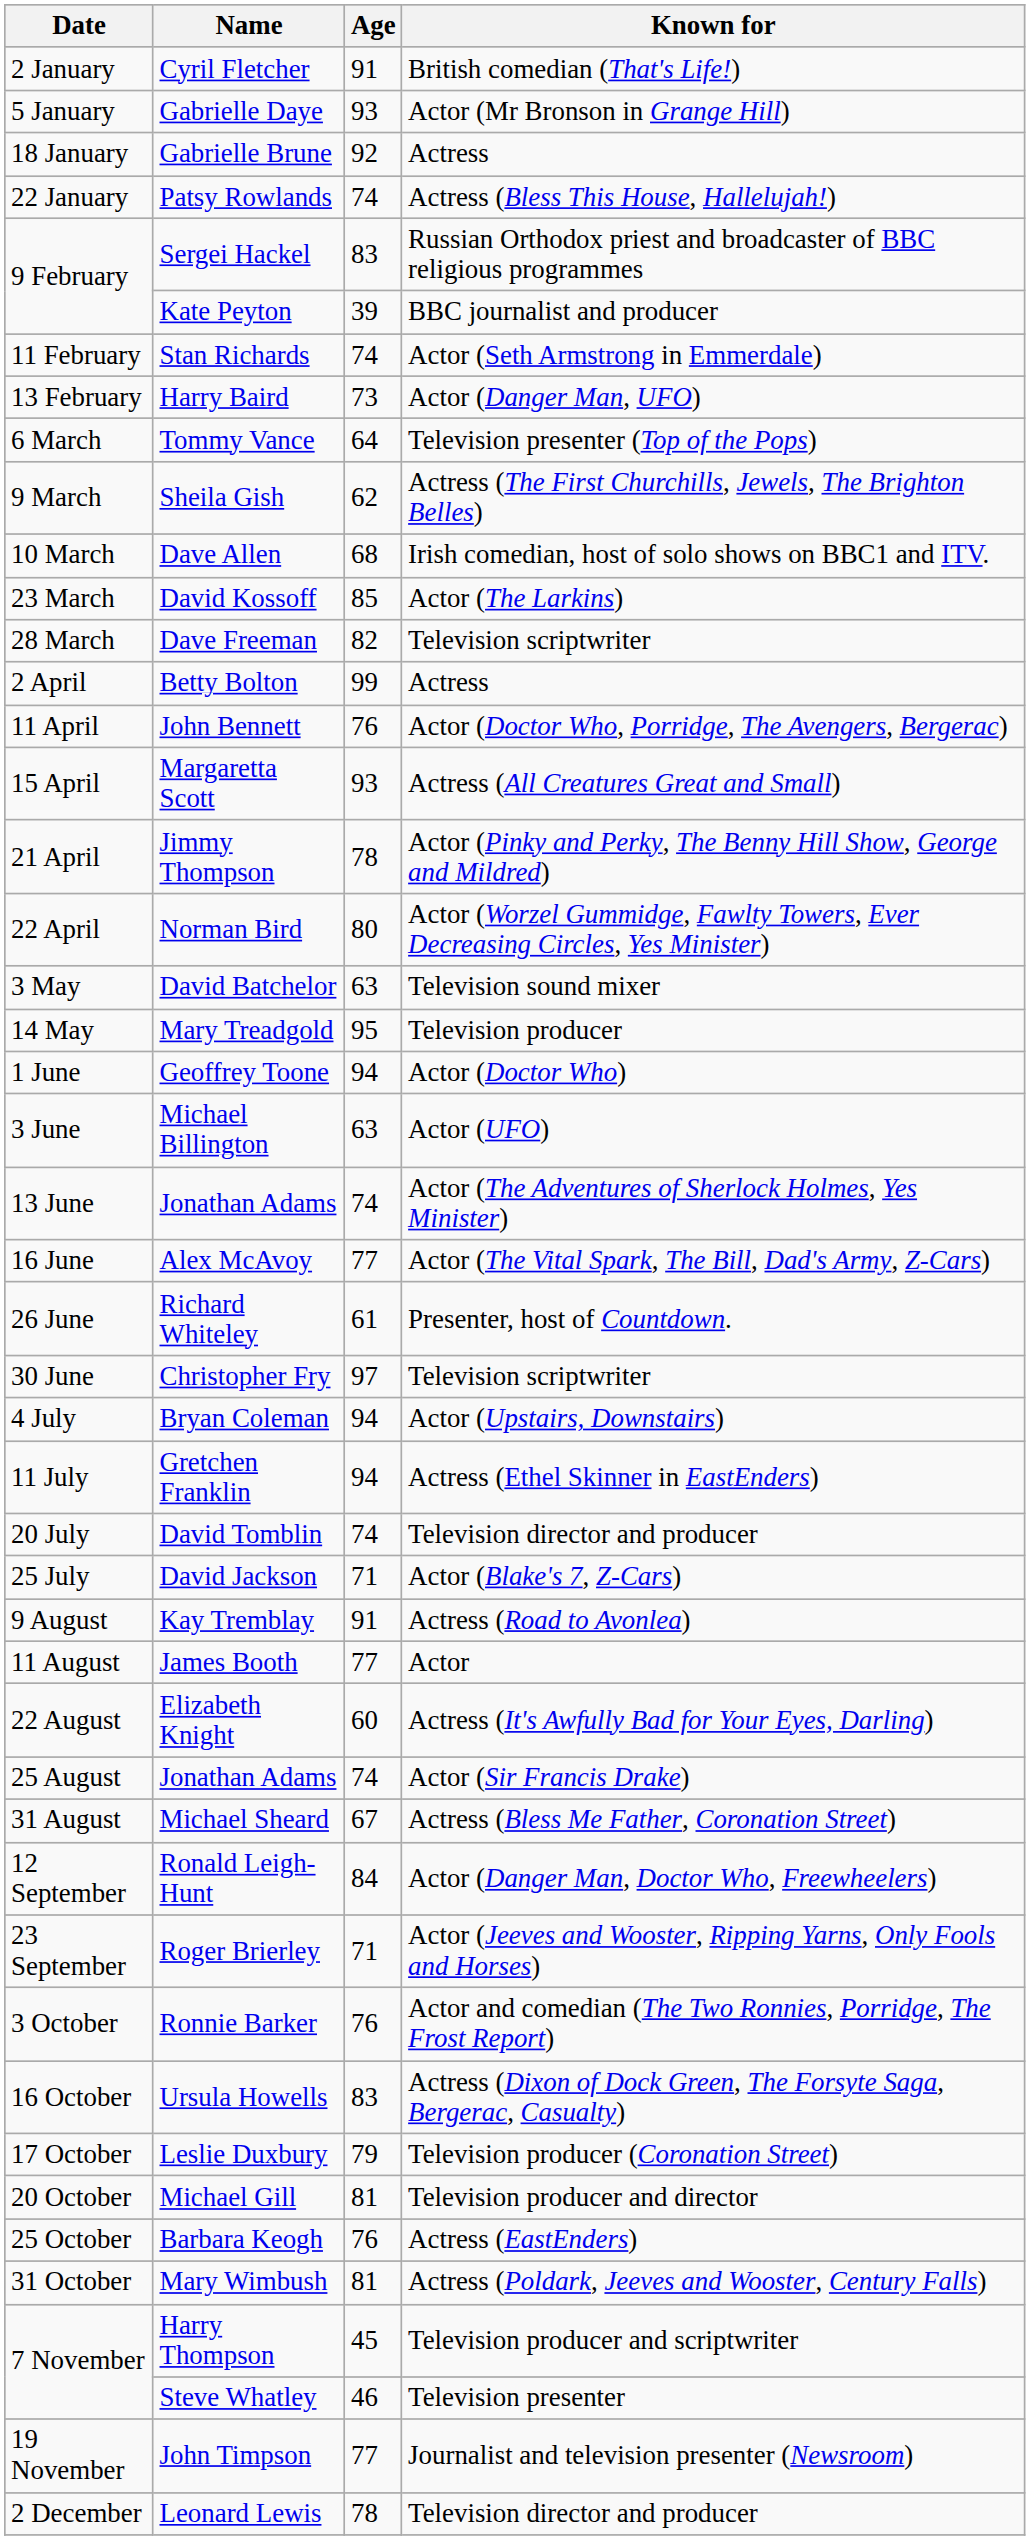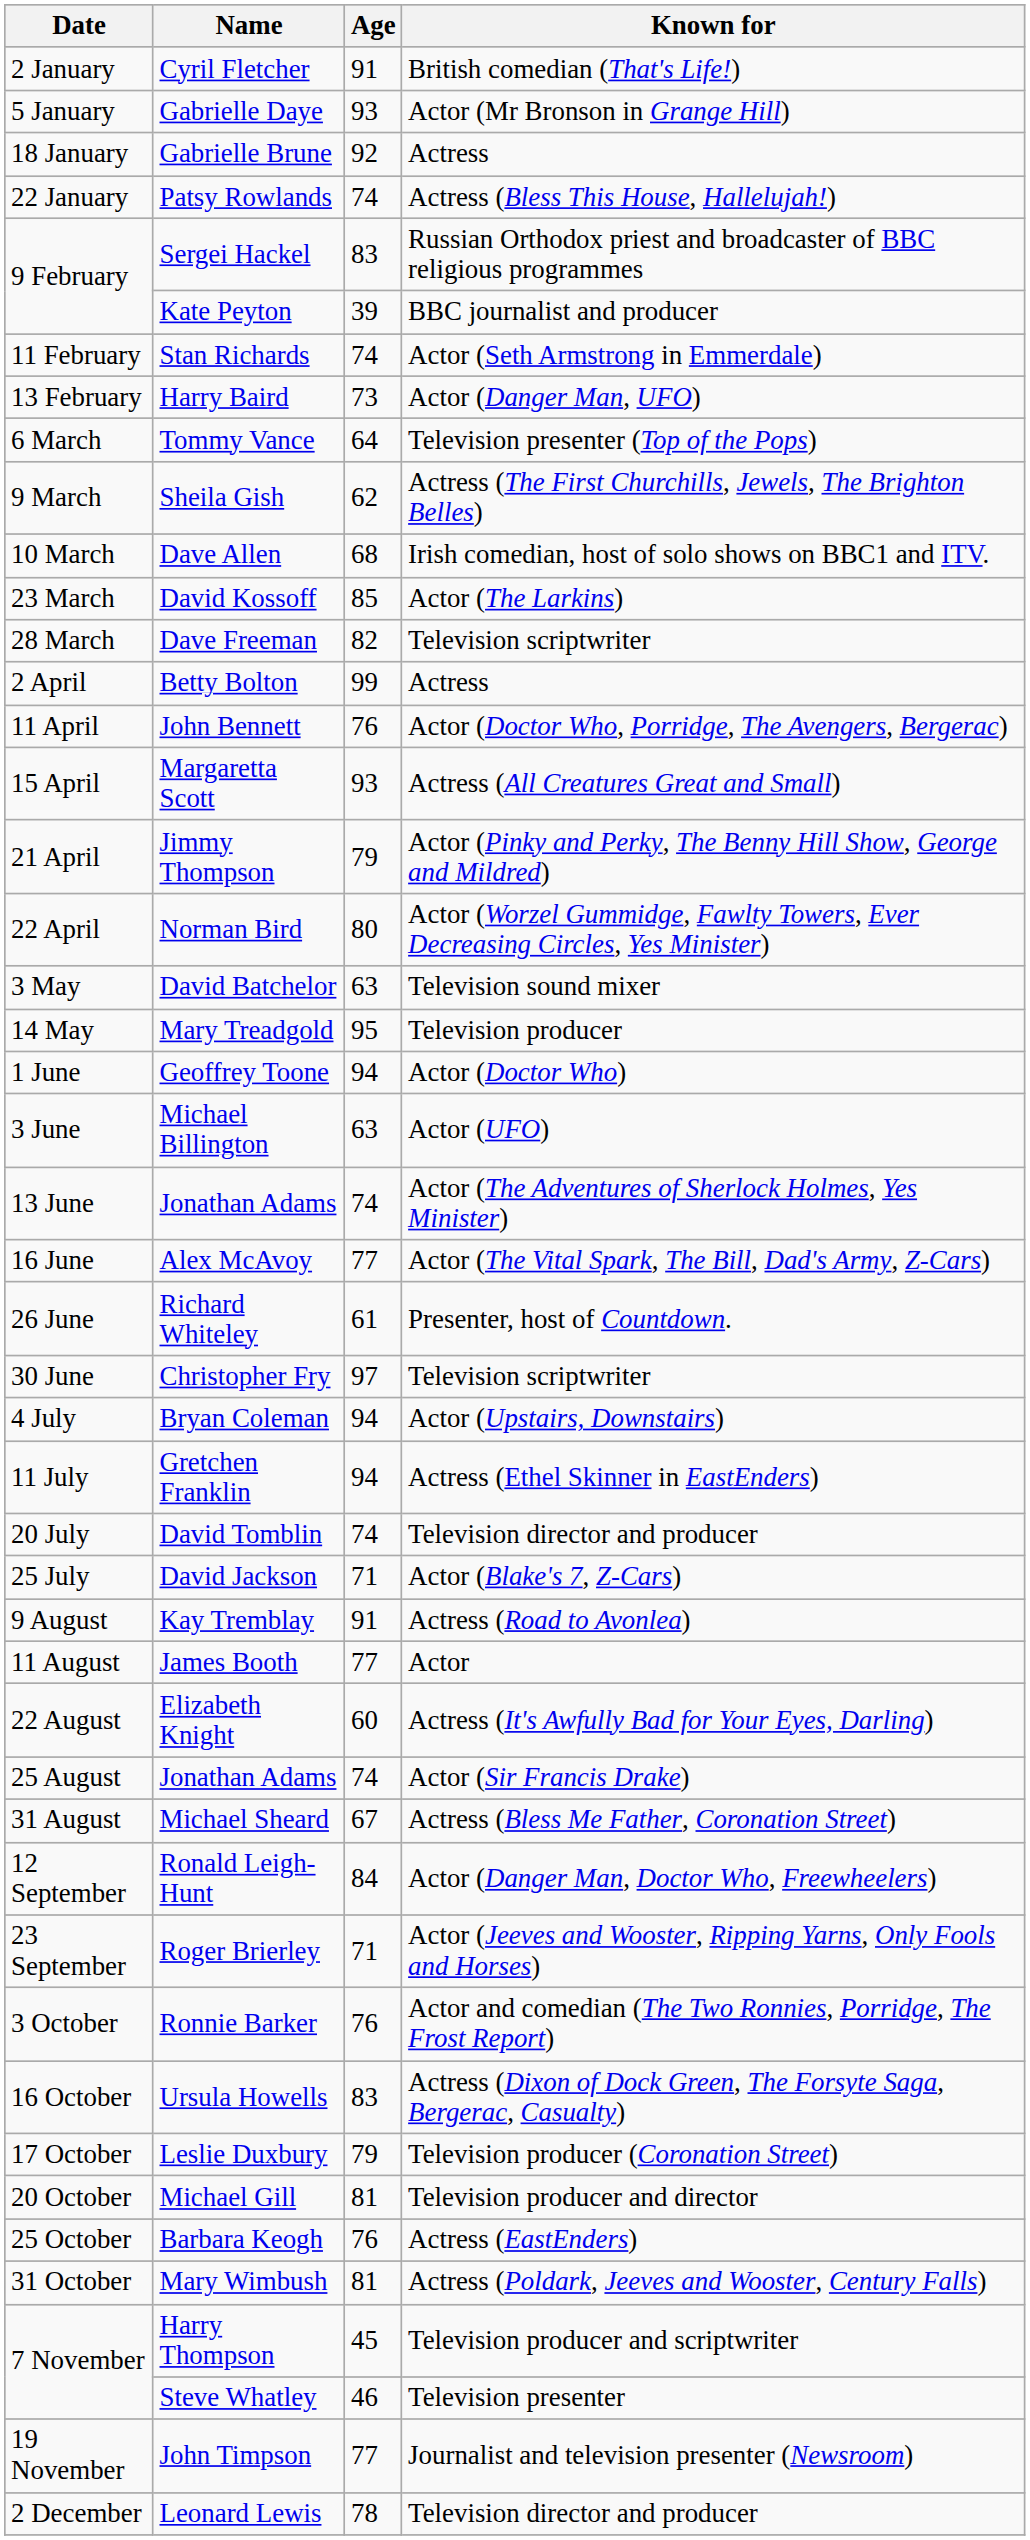(364, 856) 78 -> (364, 856) 79
